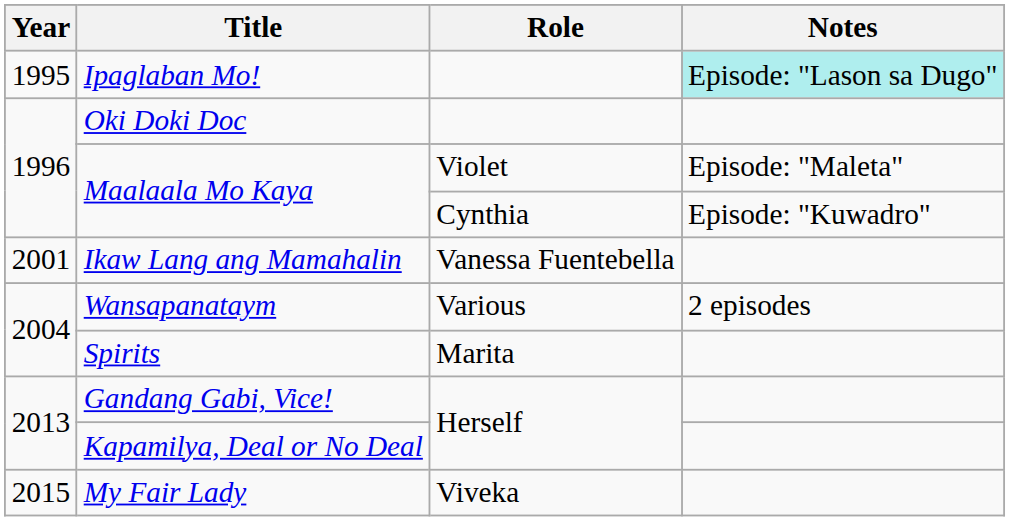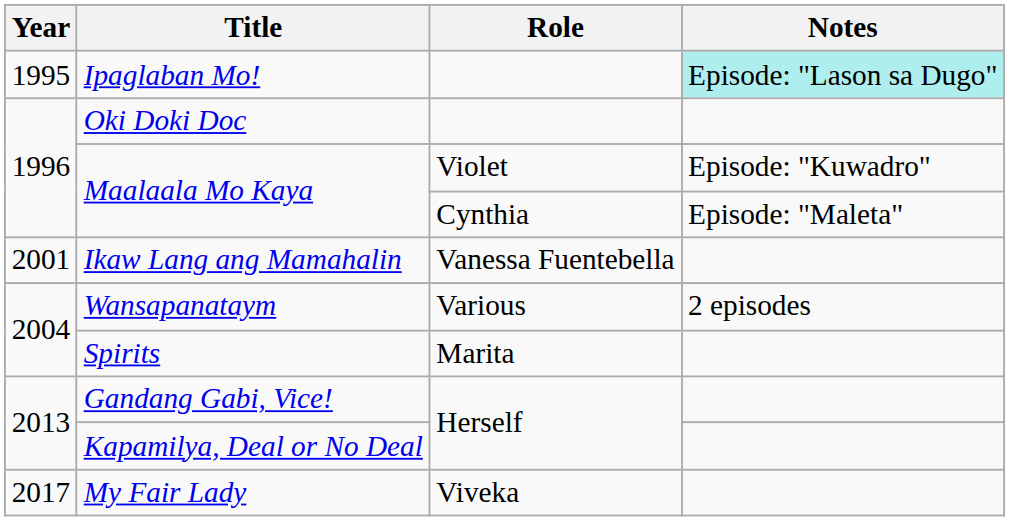(796, 167) Episode: "Maleta" -> (809, 167) Episode: "Kuwadro"
(809, 213) Episode: "Kuwadro" -> (796, 213) Episode: "Maleta"
(41, 492) 2015 -> (41, 492) 2017
